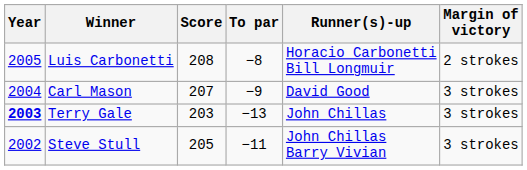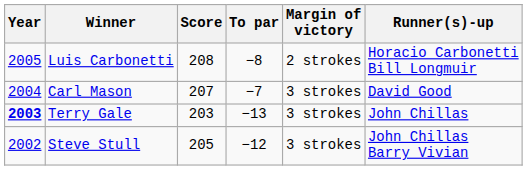columns swapped: (481, 24) <-> (361, 24)
(254, 93) −9 -> (254, 93) −7
(254, 146) −11 -> (254, 146) −12
